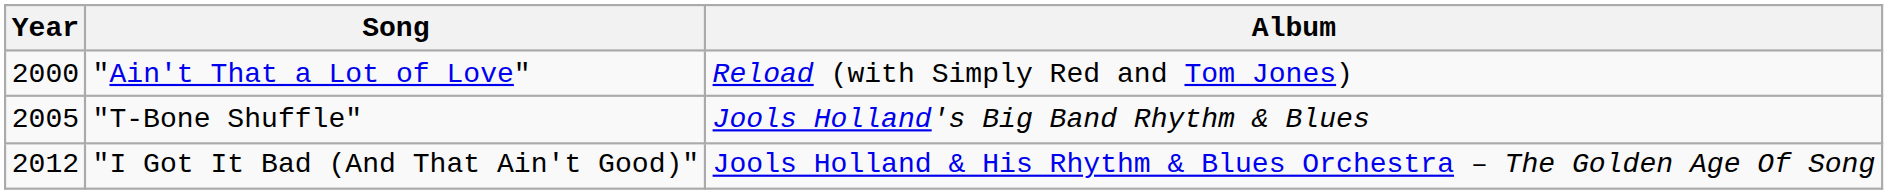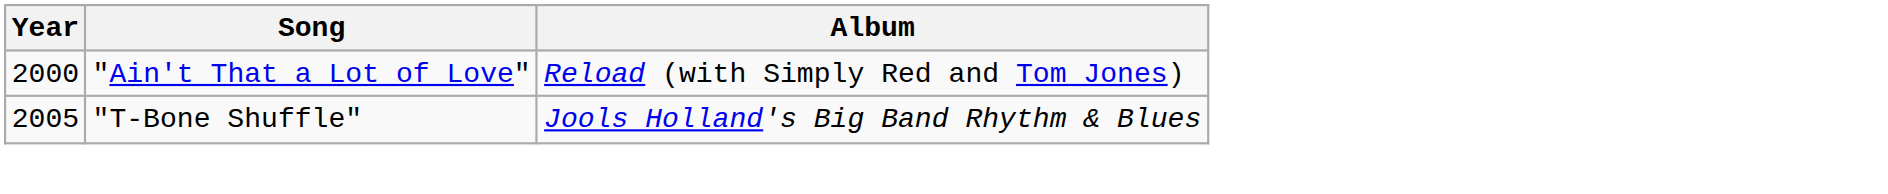- row: (396, 165)
